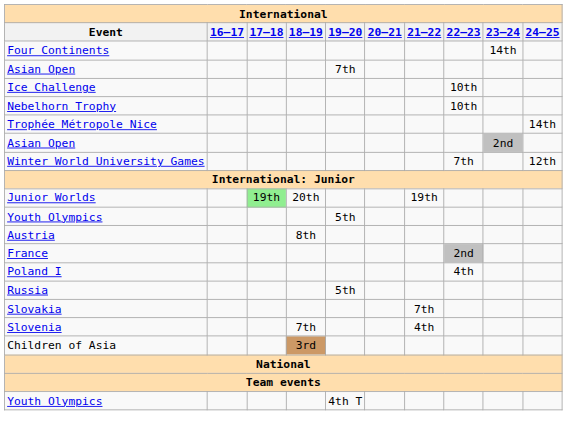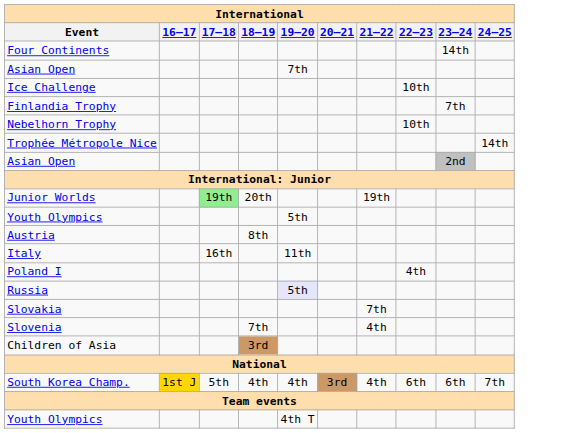+ row: (62, 106)
- row: (106, 161)
+ row: (24, 253)
- row: (28, 253)
(345, 290) no background -> (298, 290) lavender background
+ row: (68, 382)
